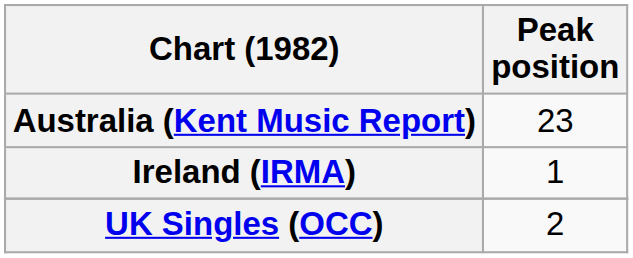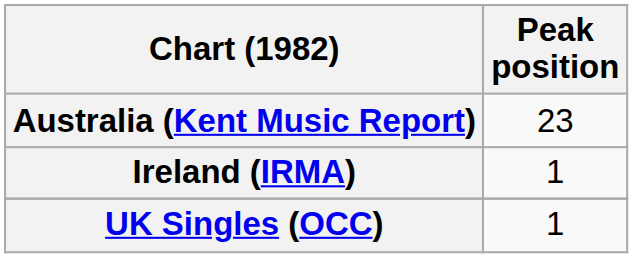(555, 224) 2 -> (555, 224) 1
